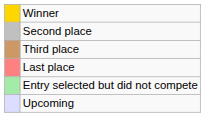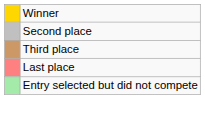- row: (48, 103)
